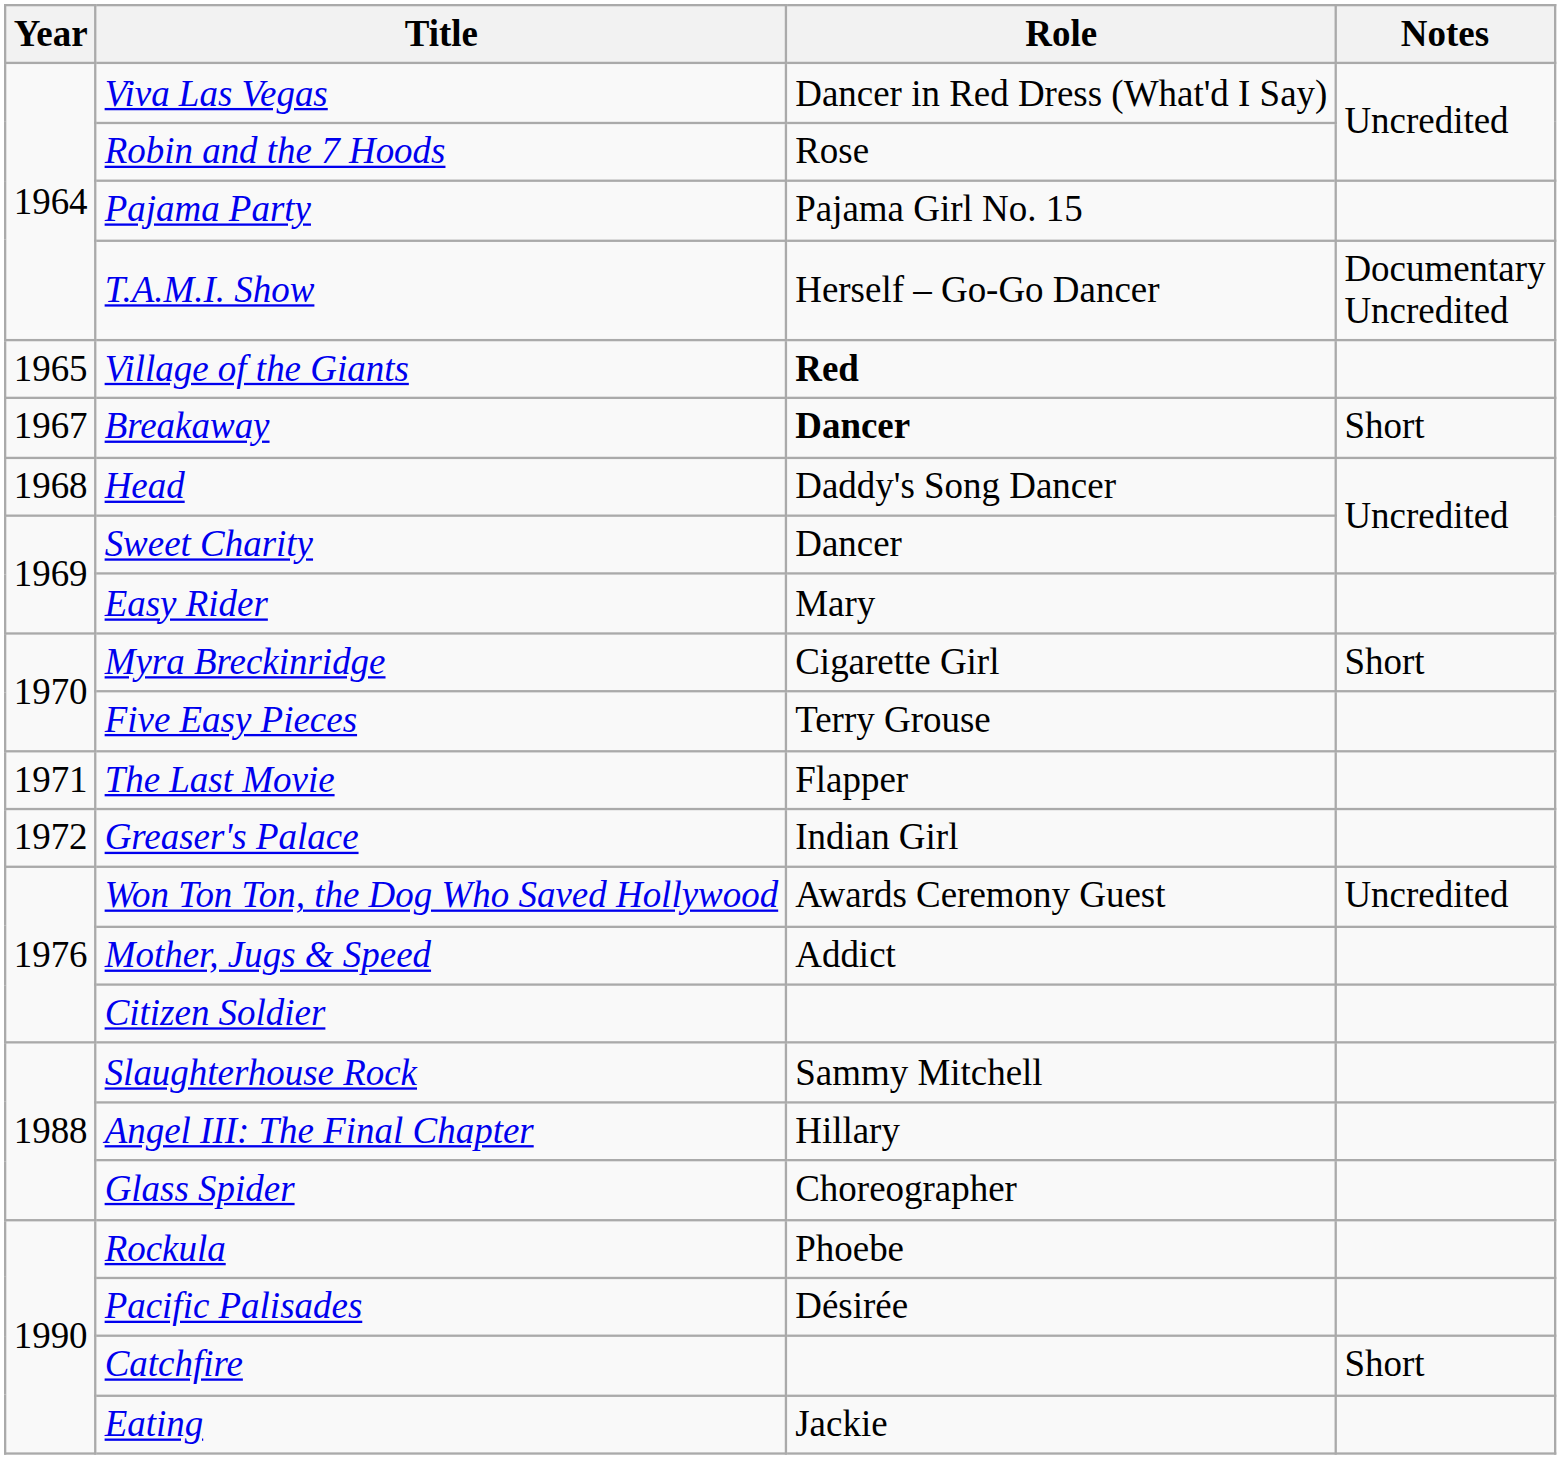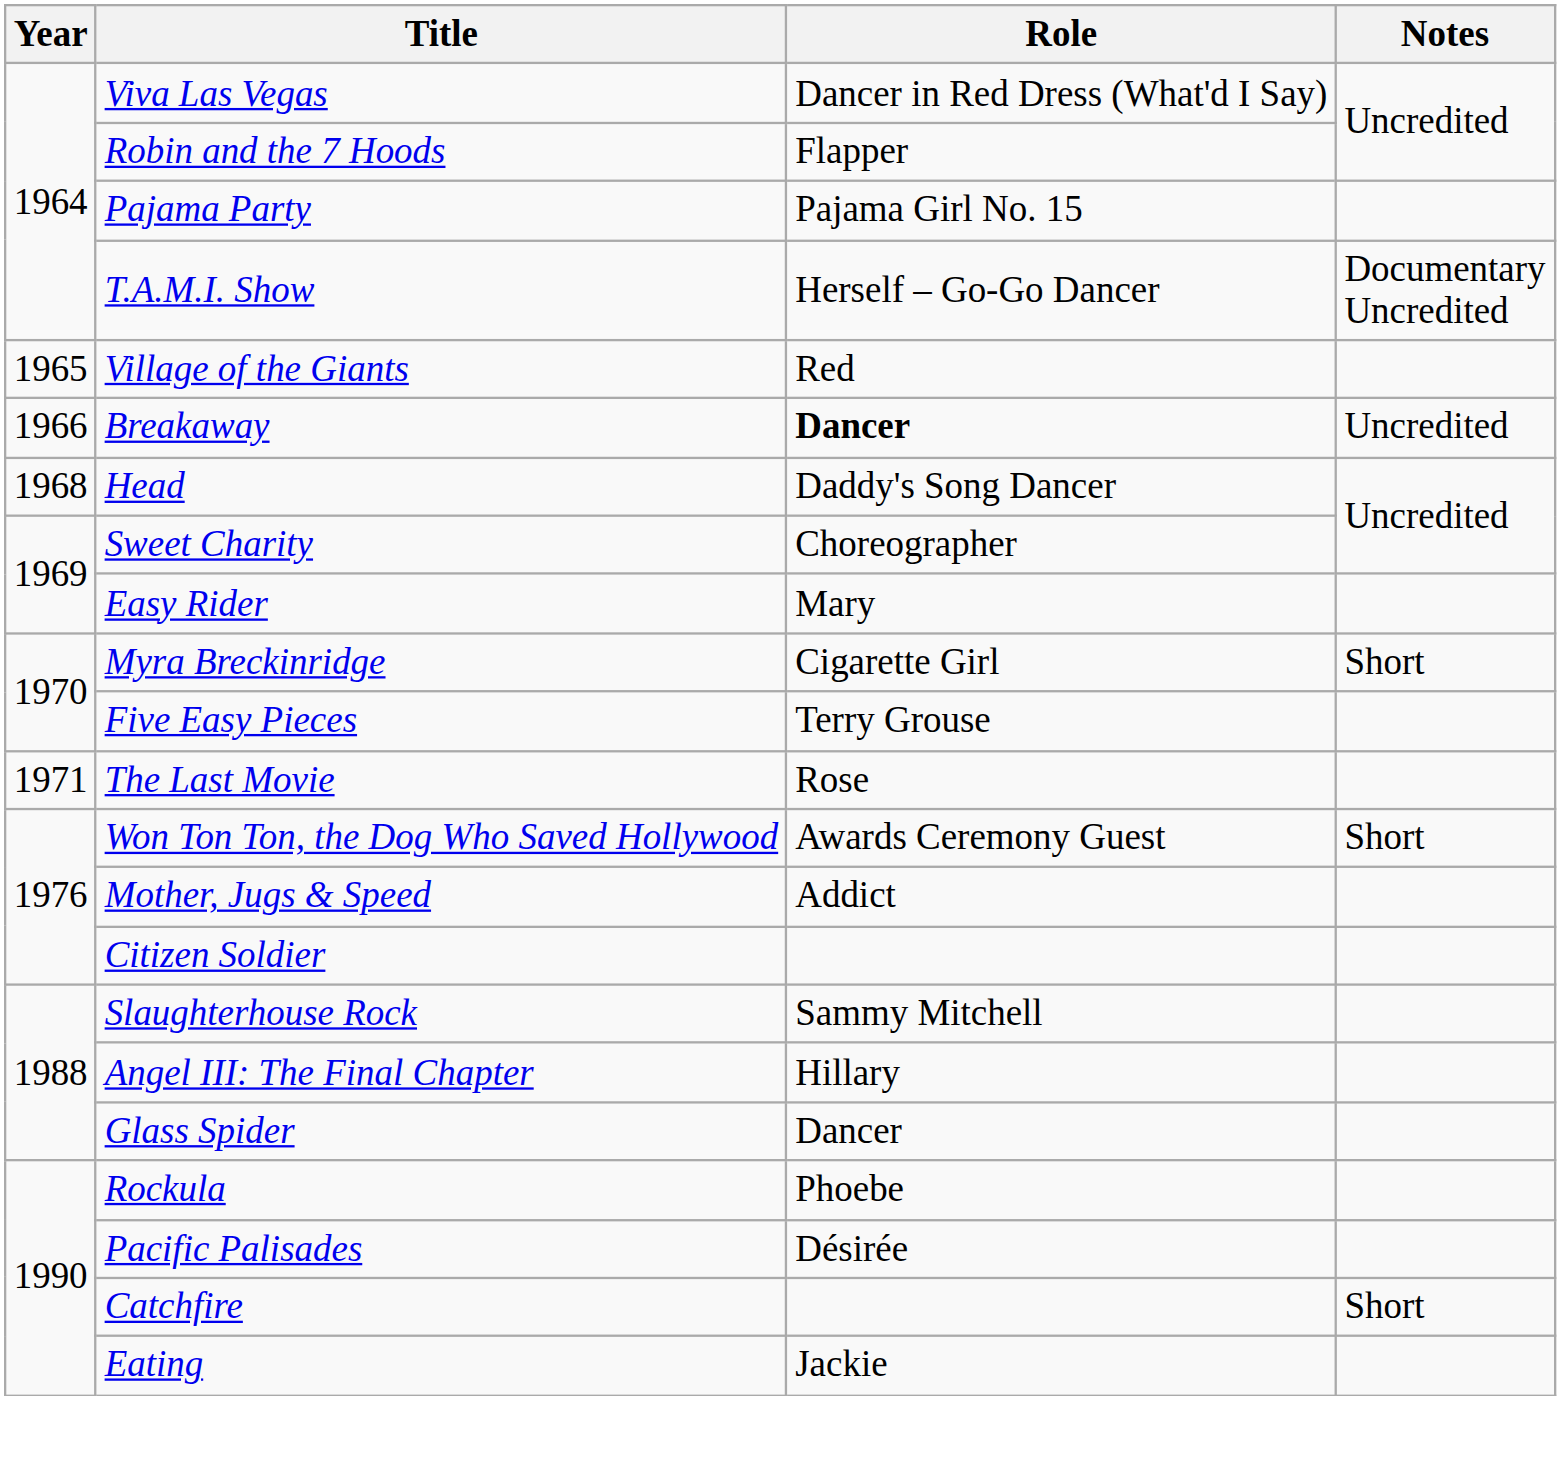(832, 151) Rose -> (852, 151) Flapper
(827, 368) bold -> (825, 368) normal
(51, 427) 1967 -> (51, 427) 1966
(1384, 427) Short -> (1426, 427) Uncredited
(849, 544) Dancer -> (906, 544) Choreographer
(852, 778) Flapper -> (832, 778) Rose
- row: (232, 837)
(1426, 896) Uncredited -> (1384, 837) Short
(906, 1189) Choreographer -> (849, 1130) Dancer
